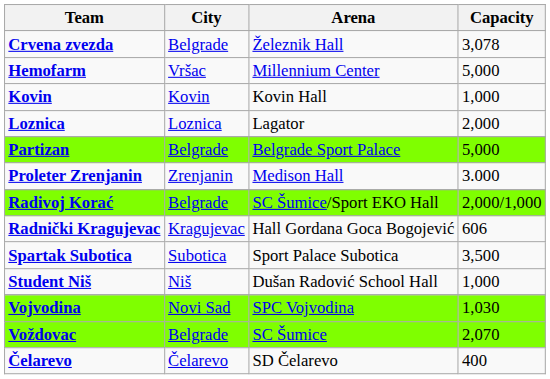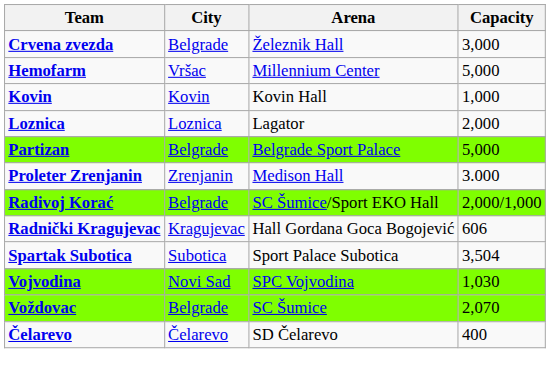(481, 44) 3,078 -> (481, 44) 3,000
(481, 255) 3,500 -> (481, 255) 3,504
- row: (50, 281)
